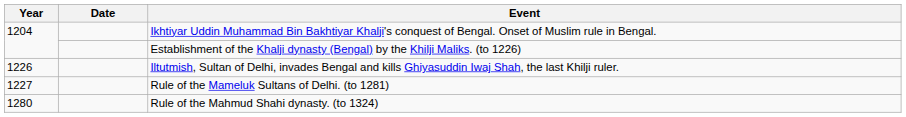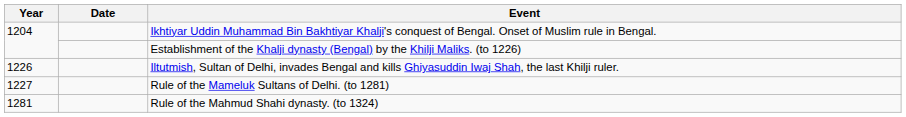(20, 103) 1280 -> (20, 103) 1281
